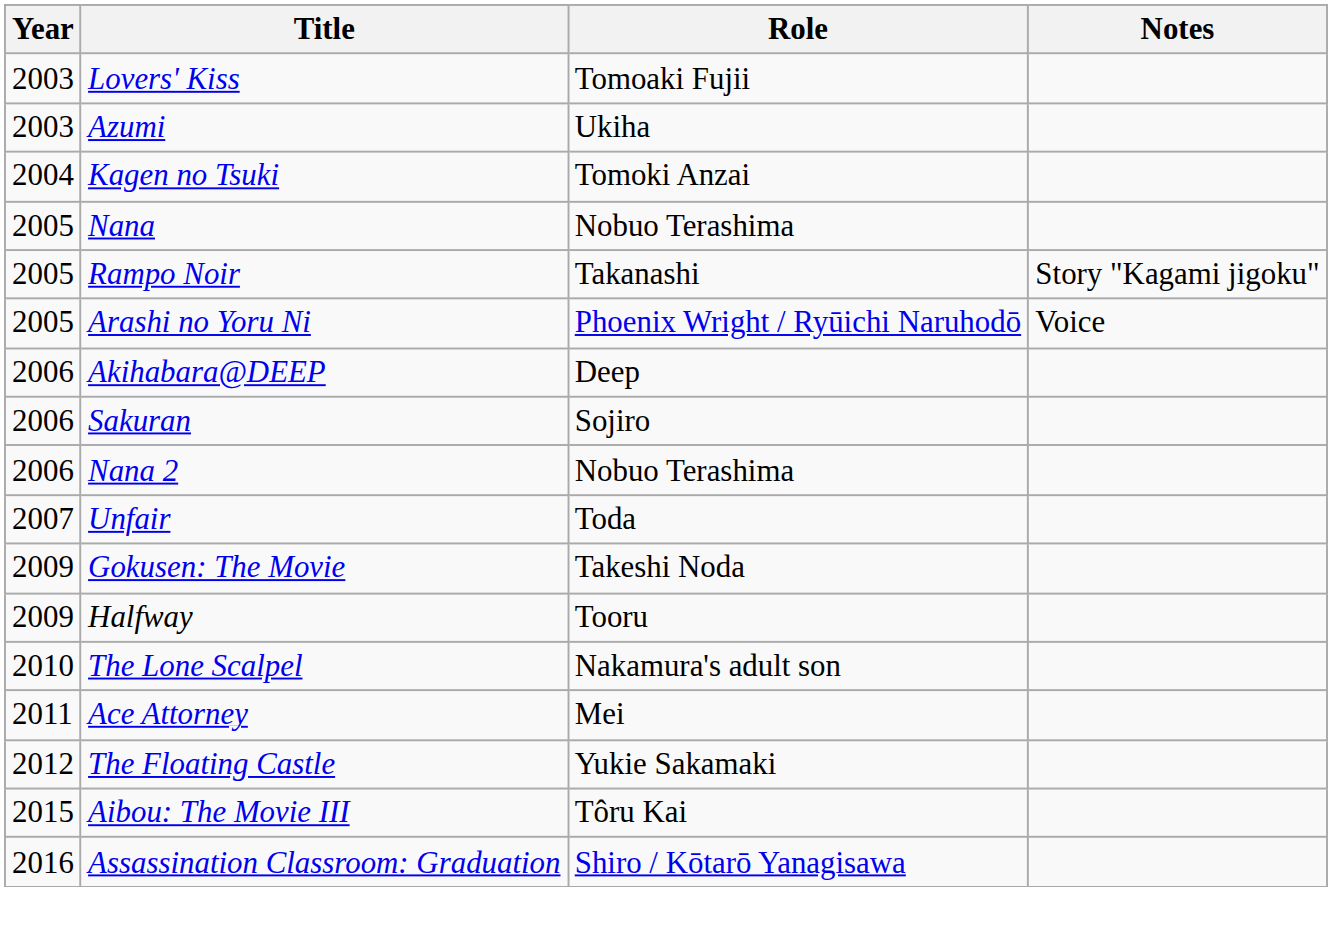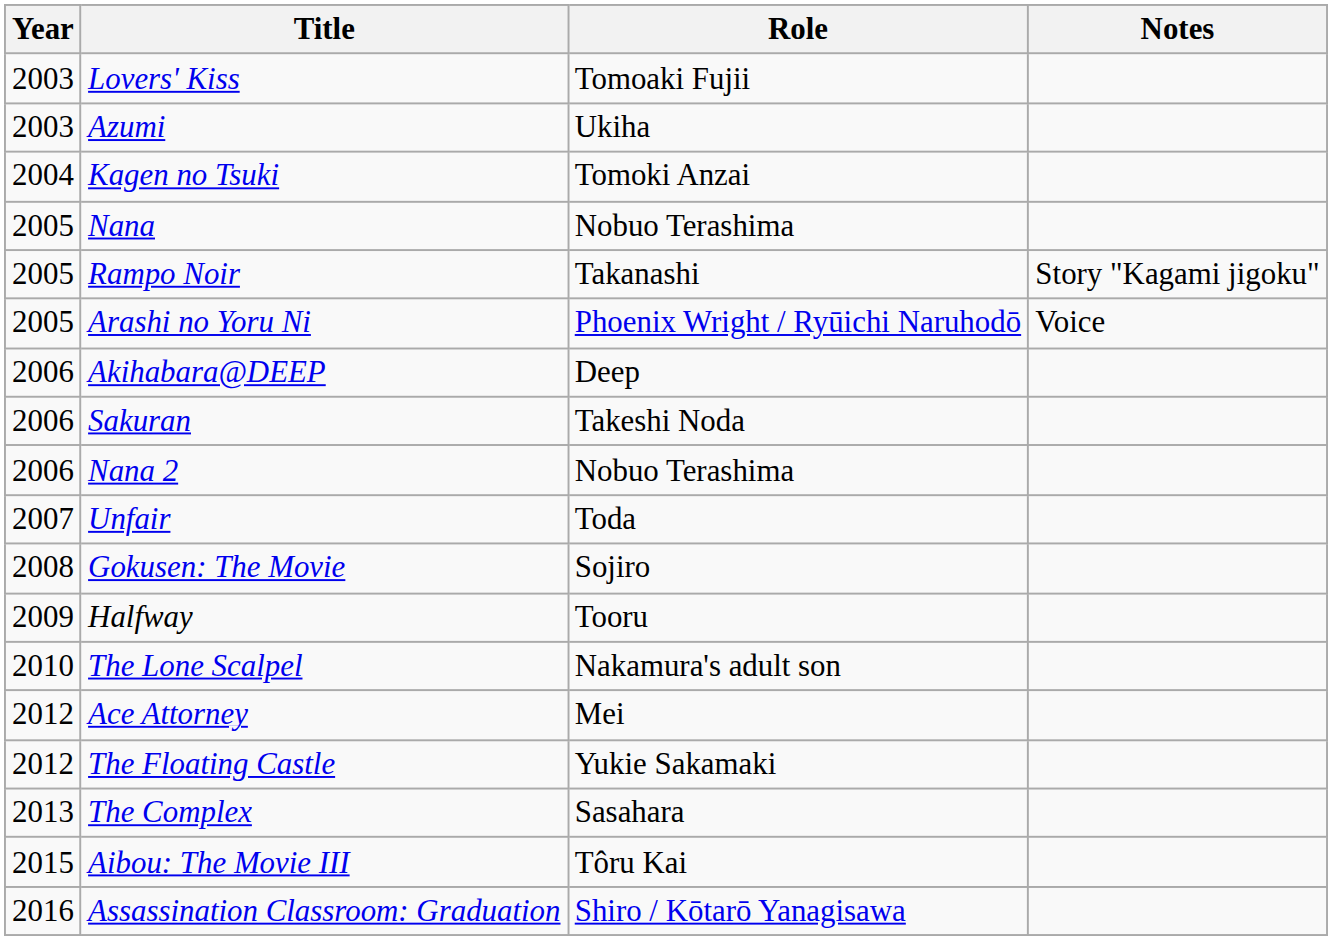(612, 420) Sojiro -> (660, 420) Takeshi Noda
(43, 567) 2009 -> (43, 567) 2008
(660, 567) Takeshi Noda -> (612, 567) Sojiro
(42, 714) 2011 -> (43, 714) 2012
+ row: (170, 812)
